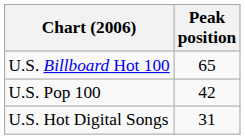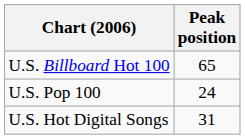(207, 92) 42 -> (207, 92) 24
